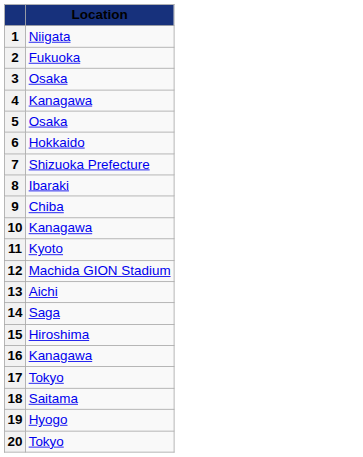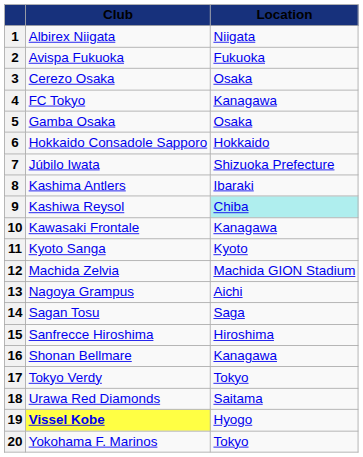+ column: (118, 15)
(46, 206) no background -> (231, 206) paleturquoise background
